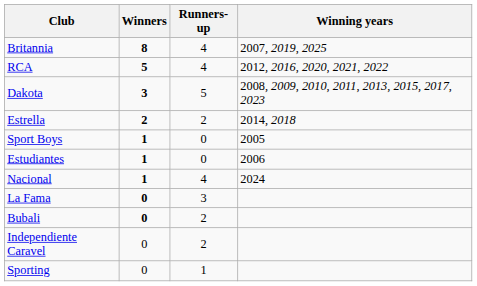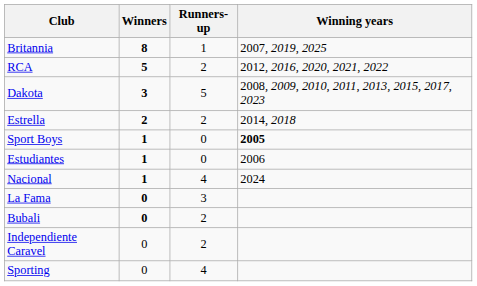(204, 47) 4 -> (204, 47) 1
(204, 67) 4 -> (204, 67) 2
(253, 139) normal -> (253, 139) bold
(204, 270) 1 -> (204, 270) 4
